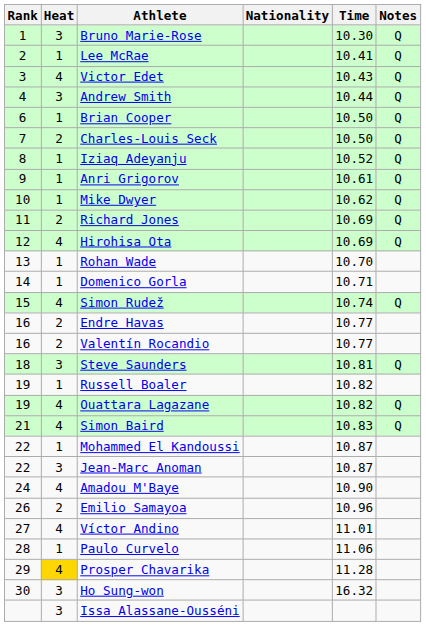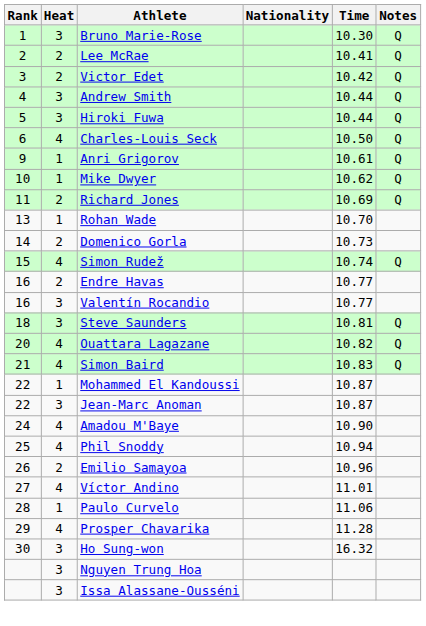(59, 56) 1 -> (59, 56) 2
(59, 76) 4 -> (59, 76) 2
(354, 76) 10.43 -> (354, 76) 10.42
+ row: (122, 118)
- row: (126, 118)
(23, 138) 7 -> (23, 138) 6
(59, 138) 2 -> (59, 138) 4
- row: (133, 159)
- row: (126, 241)
(59, 282) 1 -> (59, 241) 2
(354, 282) 10.71 -> (354, 241) 10.73
(59, 344) 2 -> (59, 302) 3
- row: (133, 385)
(23, 405) 19 -> (23, 344) 20
+ row: (122, 446)
(59, 570) gold background -> (59, 529) no background
+ row: (141, 570)
